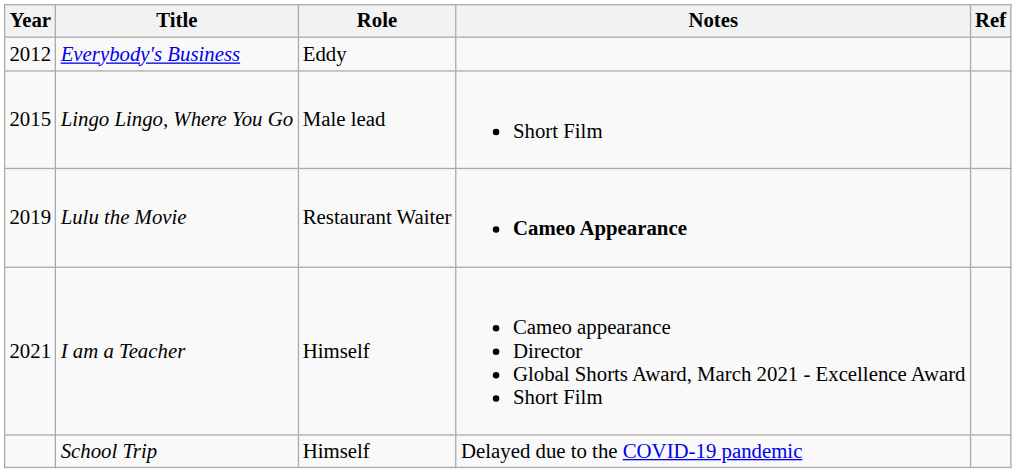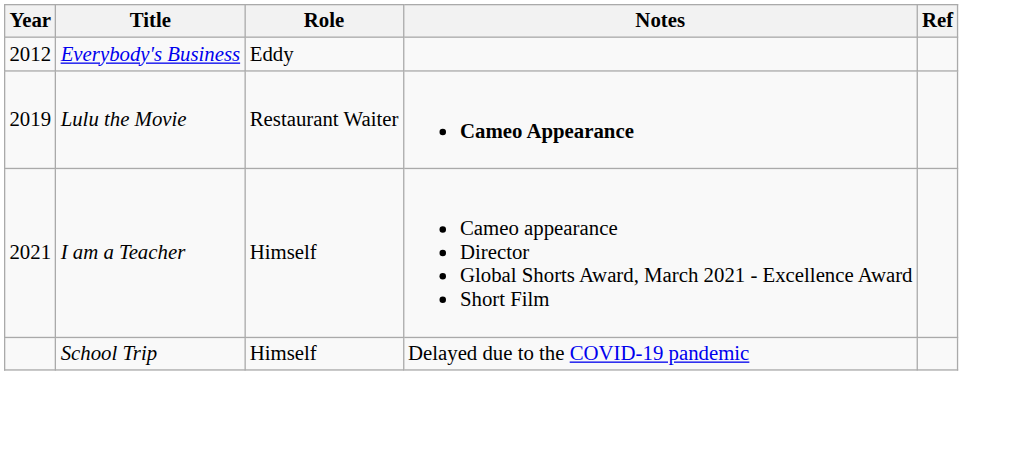- row: (177, 119)
